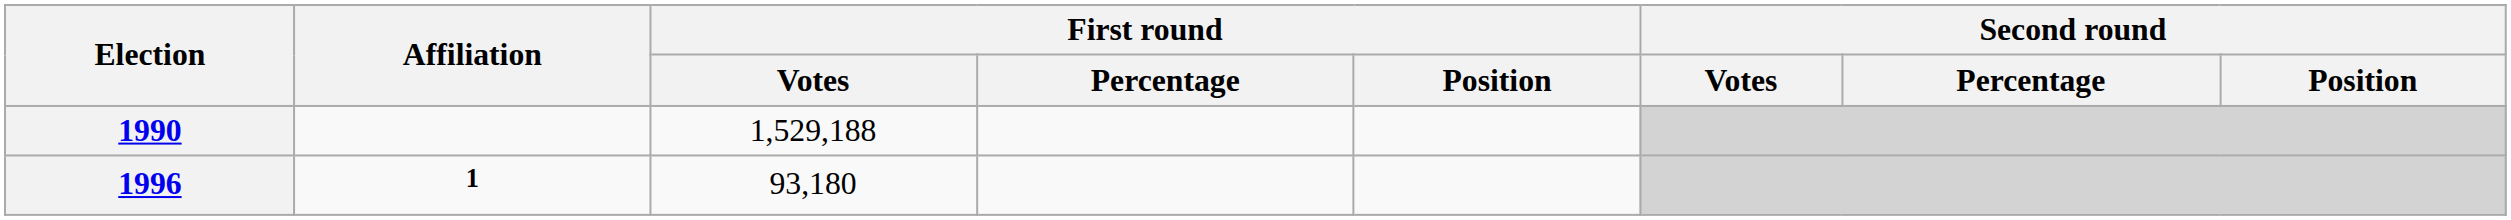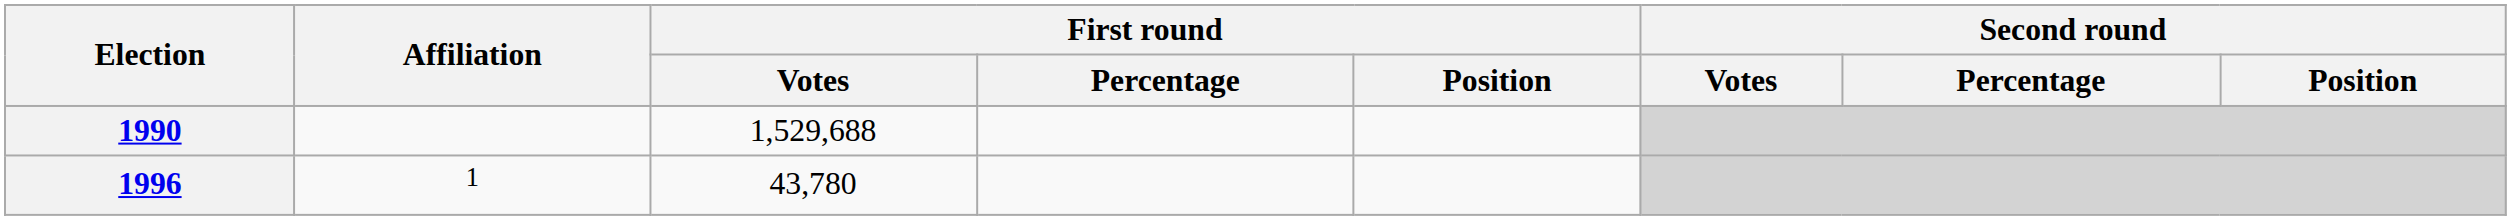(813, 130) 1,529,188 -> (813, 130) 1,529,688
(472, 184) bold -> (472, 178) normal
(813, 184) 93,180 -> (813, 184) 43,780
